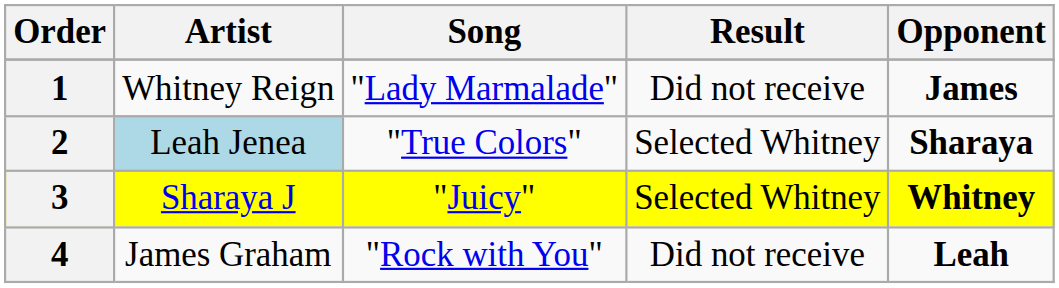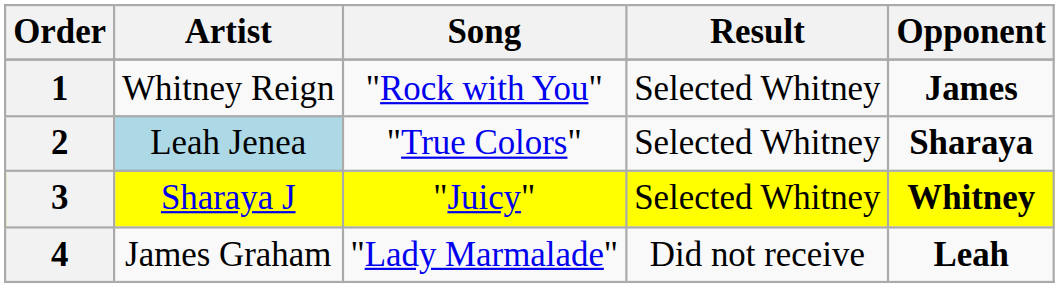(484, 87) "Lady Marmalade" -> (484, 87) "Rock with You"
(757, 87) Did not receive -> (757, 87) Selected Whitney
(484, 253) "Rock with You" -> (484, 253) "Lady Marmalade"
